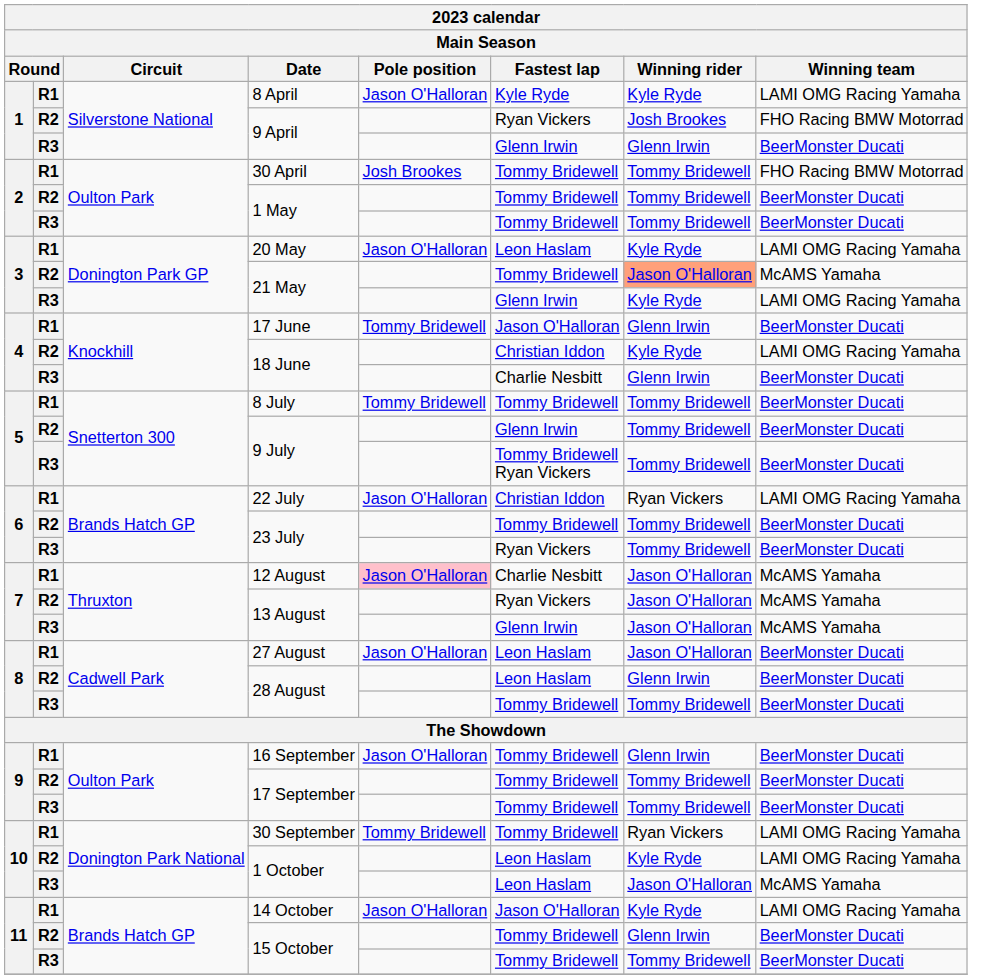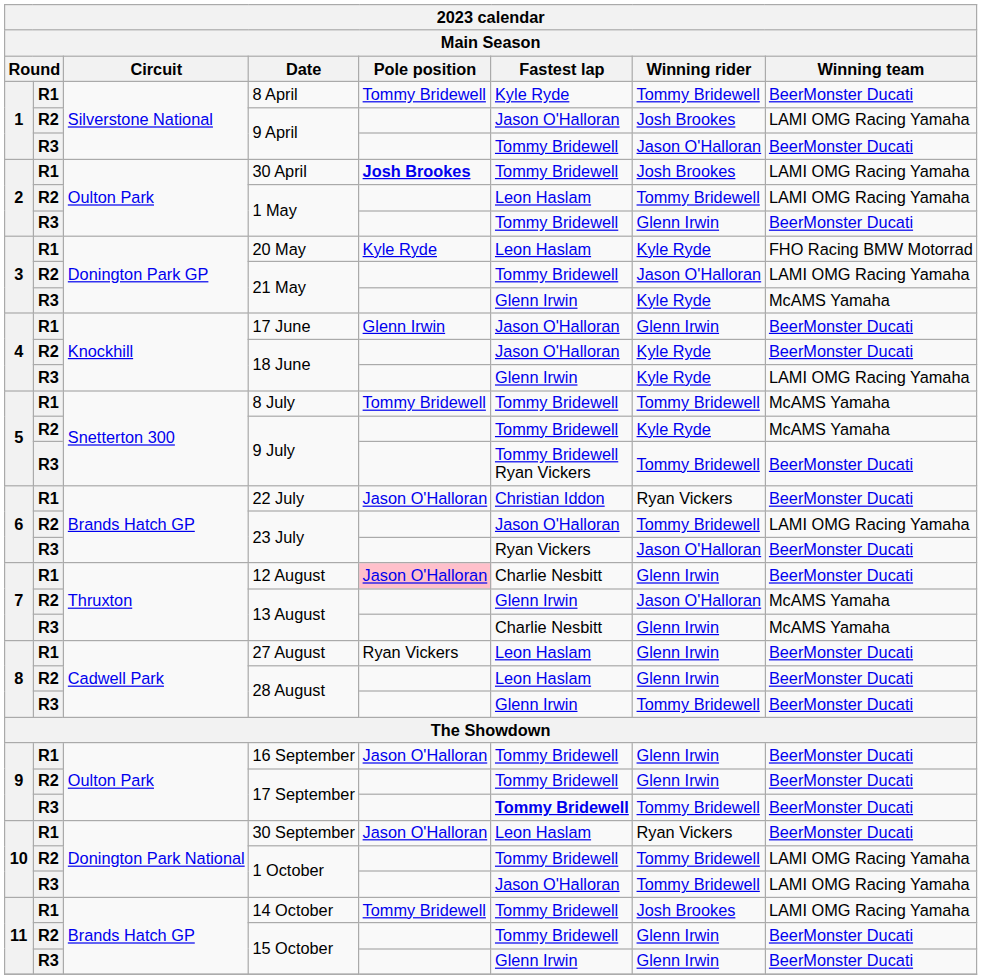(425, 94) Jason O'Halloran -> (424, 94) Tommy Bridewell
(665, 94) Kyle Ryde -> (698, 94) Tommy Bridewell
(860, 94) LAMI OMG Racing Yamaha -> (841, 94) BeerMonster Ducati
(543, 120) Ryan Vickers -> (557, 120) Jason O'Halloran
(862, 120) FHO Racing BMW Motorrad -> (869, 120) LAMI OMG Racing Yamaha
(536, 146) Glenn Irwin -> (557, 146) Tommy Bridewell
(669, 146) Glenn Irwin -> (699, 146) Jason O'Halloran
(412, 171) normal -> (417, 171) bold
(689, 171) Tommy Bridewell -> (686, 171) Josh Brookes
(862, 171) FHO Racing BMW Motorrad -> (869, 171) LAMI OMG Racing Yamaha
(557, 197) Tommy Bridewell -> (543, 197) Leon Haslam
(832, 197) BeerMonster Ducati -> (869, 197) LAMI OMG Racing Yamaha
(689, 223) Tommy Bridewell -> (678, 223) Glenn Irwin
(425, 249) Jason O'Halloran -> (400, 249) Kyle Ryde
(860, 249) LAMI OMG Racing Yamaha -> (871, 249) FHO Racing BMW Motorrad
(690, 274) lightsalmon background -> (699, 274) no background
(820, 274) McAMS Yamaha -> (869, 274) LAMI OMG Racing Yamaha
(860, 300) LAMI OMG Racing Yamaha -> (829, 300) McAMS Yamaha
(424, 326) Tommy Bridewell -> (404, 326) Glenn Irwin
(550, 351) Christian Iddon -> (557, 351) Jason O'Halloran
(860, 351) LAMI OMG Racing Yamaha -> (841, 351) BeerMonster Ducati
(548, 377) Charlie Nesbitt -> (536, 377) Glenn Irwin
(669, 377) Glenn Irwin -> (674, 377) Kyle Ryde
(832, 377) BeerMonster Ducati -> (869, 377) LAMI OMG Racing Yamaha
(832, 403) BeerMonster Ducati -> (829, 403) McAMS Yamaha
(536, 429) Glenn Irwin -> (557, 429) Tommy Bridewell
(689, 429) Tommy Bridewell -> (674, 429) Kyle Ryde
(832, 429) BeerMonster Ducati -> (829, 429) McAMS Yamaha
(860, 498) LAMI OMG Racing Yamaha -> (841, 498) BeerMonster Ducati
(557, 524) Tommy Bridewell -> (557, 524) Jason O'Halloran
(832, 524) BeerMonster Ducati -> (869, 524) LAMI OMG Racing Yamaha
(689, 550) Tommy Bridewell -> (699, 550) Jason O'Halloran
(690, 575) Jason O'Halloran -> (678, 575) Glenn Irwin
(820, 575) McAMS Yamaha -> (841, 575) BeerMonster Ducati
(543, 601) Ryan Vickers -> (536, 601) Glenn Irwin
(536, 627) Glenn Irwin -> (548, 627) Charlie Nesbitt
(690, 627) Jason O'Halloran -> (678, 627) Glenn Irwin
(425, 652) Jason O'Halloran -> (411, 652) Ryan Vickers
(690, 652) Jason O'Halloran -> (678, 652) Glenn Irwin
(557, 704) Tommy Bridewell -> (536, 704) Glenn Irwin
(689, 781) Tommy Bridewell -> (678, 781) Glenn Irwin
(557, 807) normal -> (562, 807) bold
(424, 833) Tommy Bridewell -> (425, 833) Jason O'Halloran
(557, 833) Tommy Bridewell -> (543, 833) Leon Haslam
(860, 833) LAMI OMG Racing Yamaha -> (841, 833) BeerMonster Ducati
(543, 858) Leon Haslam -> (557, 858) Tommy Bridewell
(665, 858) Kyle Ryde -> (698, 858) Tommy Bridewell
(543, 884) Leon Haslam -> (557, 884) Jason O'Halloran
(690, 884) Jason O'Halloran -> (698, 884) Tommy Bridewell
(820, 884) McAMS Yamaha -> (869, 884) LAMI OMG Racing Yamaha
(425, 910) Jason O'Halloran -> (424, 910) Tommy Bridewell
(557, 910) Jason O'Halloran -> (557, 910) Tommy Bridewell
(665, 910) Kyle Ryde -> (686, 910) Josh Brookes
(557, 961) Tommy Bridewell -> (536, 961) Glenn Irwin
(689, 961) Tommy Bridewell -> (678, 961) Glenn Irwin
